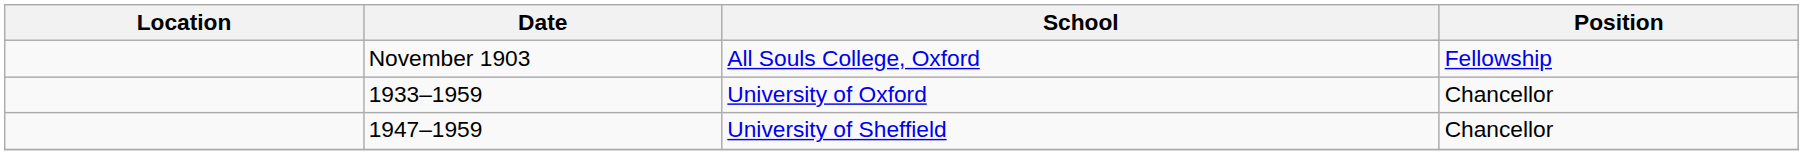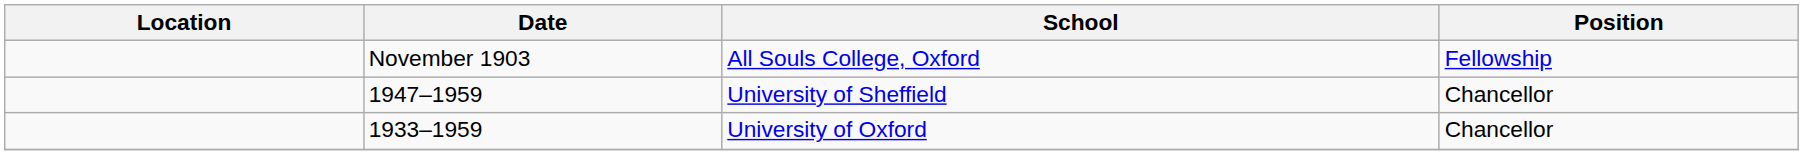rows swapped: (827, 94) <-> (837, 130)
